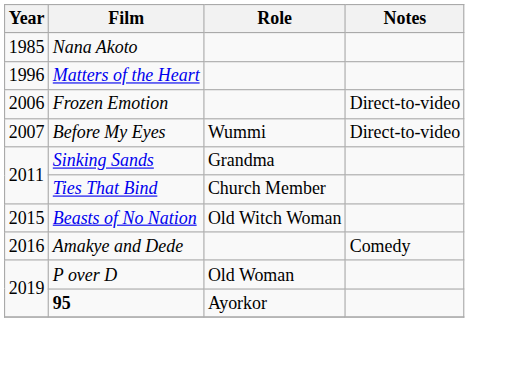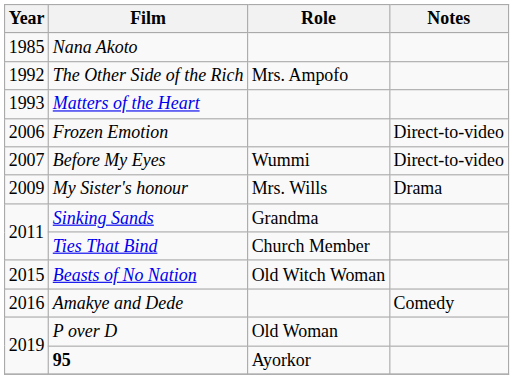+ row: (148, 75)
(27, 75) 1996 -> (27, 103) 1993
+ row: (120, 189)
